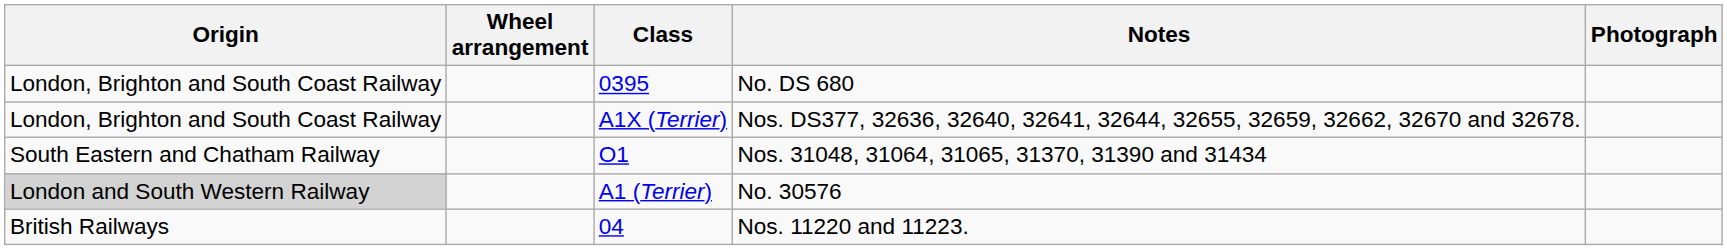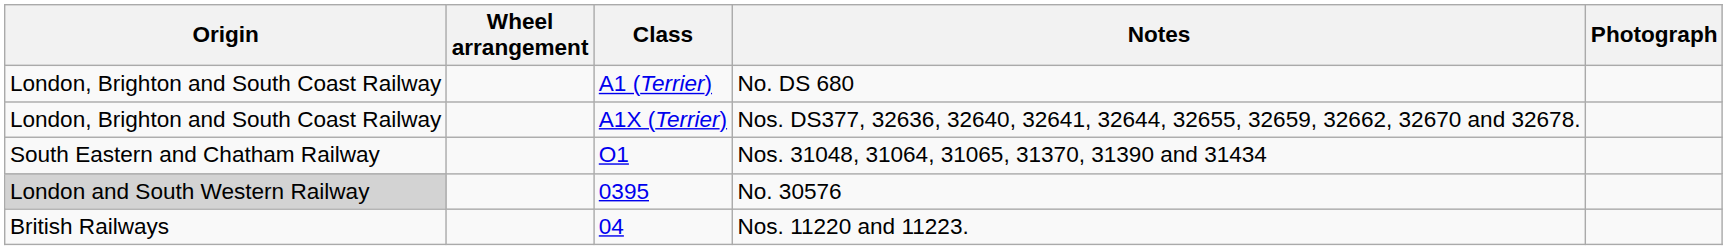(624, 83) 0395 -> (655, 83) A1 (Terrier)
(655, 190) A1 (Terrier) -> (624, 190) 0395
